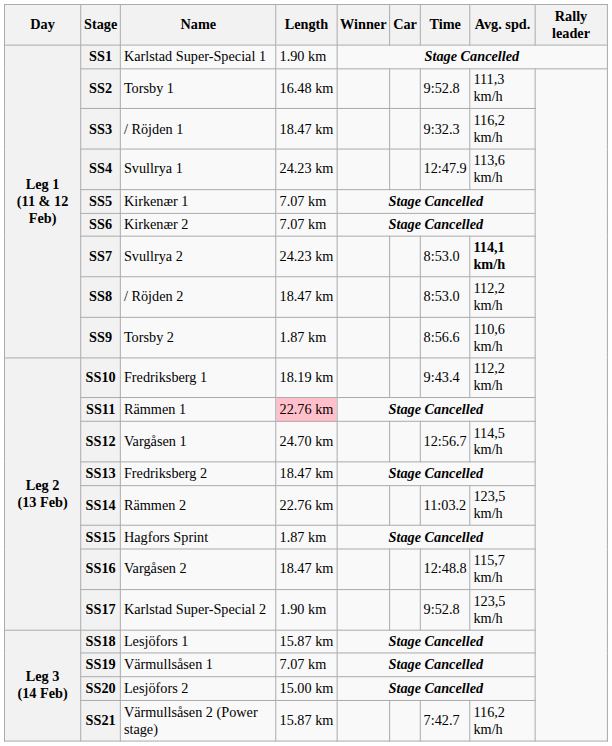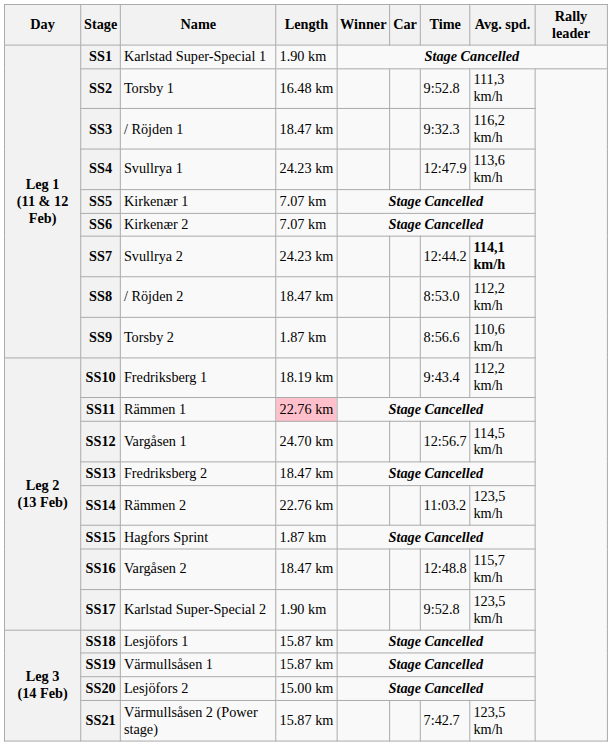(442, 256) 8:53.0 -> (445, 256) 12:44.2
(303, 665) 7.07 km -> (306, 665) 15.87 km
(489, 720) 116,2 km/h -> (489, 720) 123,5 km/h
